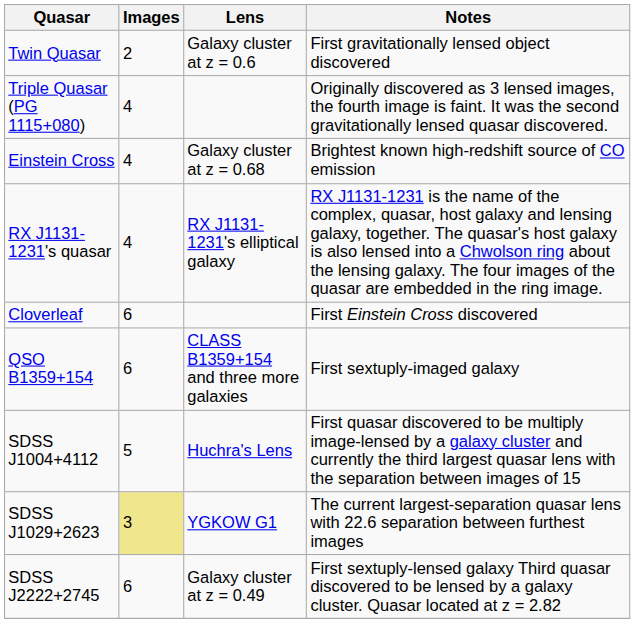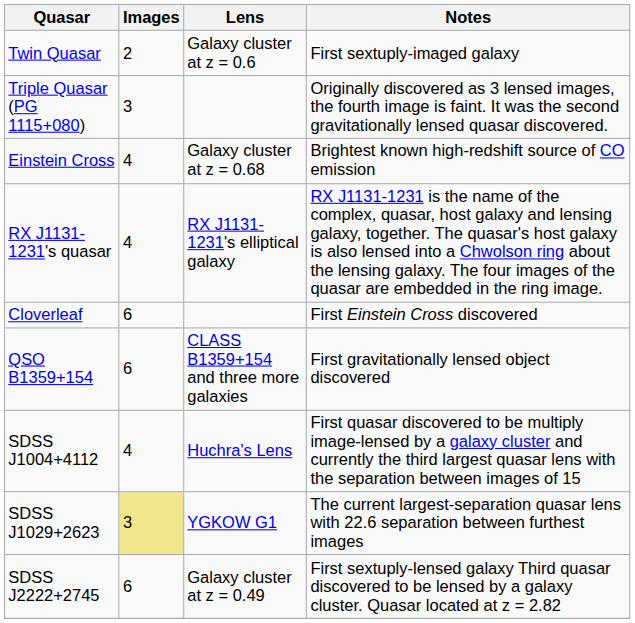(430, 52) First gravitationally lensed object discovered -> (415, 52) First sextuply-imaged galaxy
(127, 106) 4 -> (127, 106) 3
(415, 369) First sextuply-imaged galaxy -> (430, 369) First gravitationally lensed object discovered
(127, 450) 5 -> (127, 450) 4
